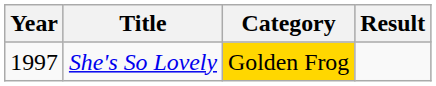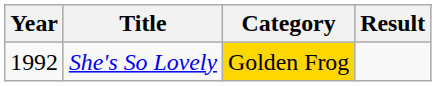(34, 61) 1997 -> (34, 61) 1992
